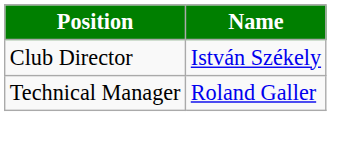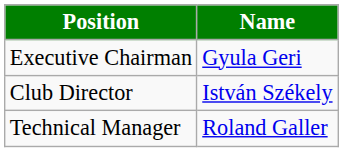+ row: (101, 57)
